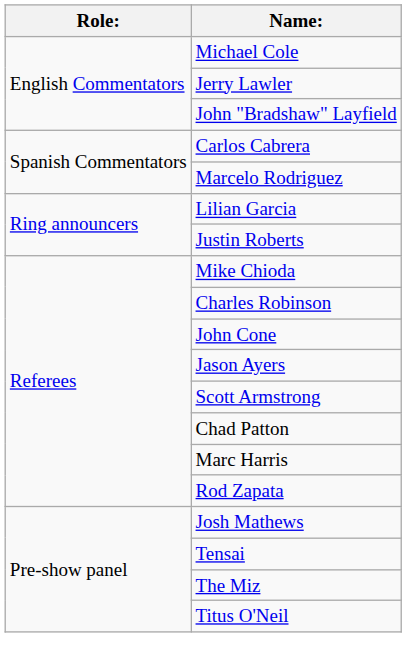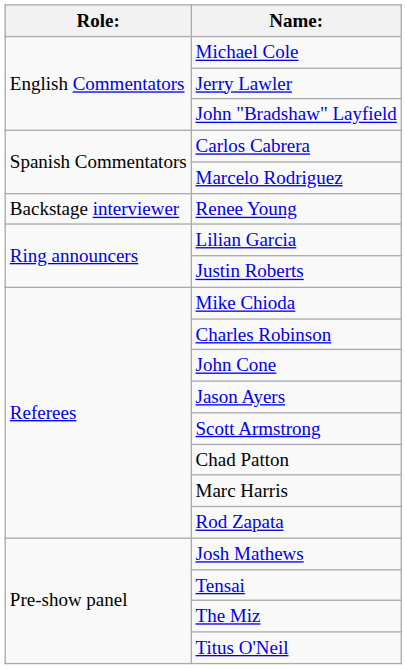+ row: (246, 208)
